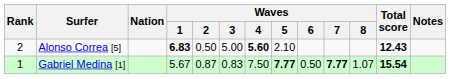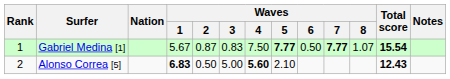rows swapped: (82, 64) <-> (80, 47)
